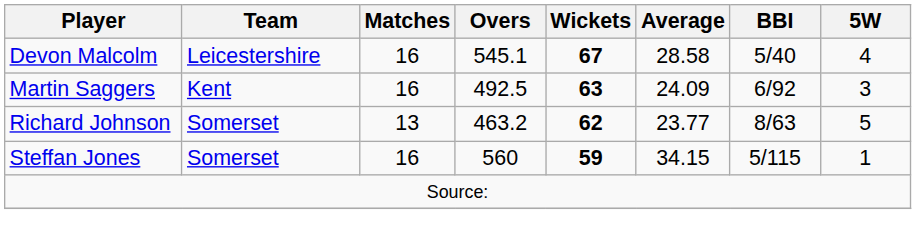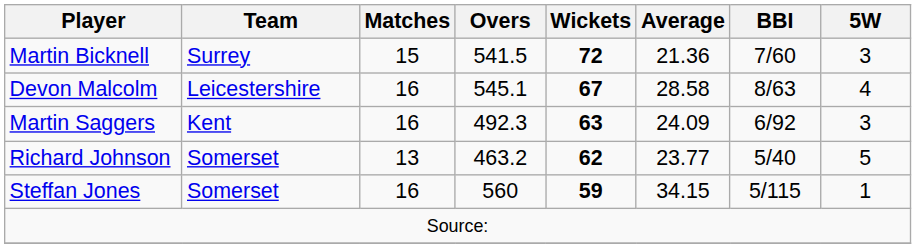+ row: (79, 55)
(775, 55) 5/40 -> (775, 89) 8/63
(500, 89) 492.5 -> (500, 123) 492.3
(775, 123) 8/63 -> (775, 157) 5/40
